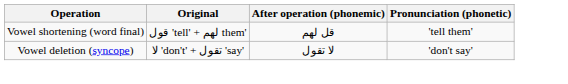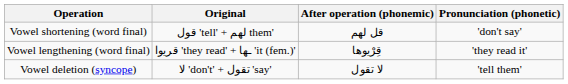(451, 31) 'tell them' -> (500, 31) 'don't say'
+ row: (78, 50)
(451, 50) 'don't say' -> (500, 69) 'tell them'
